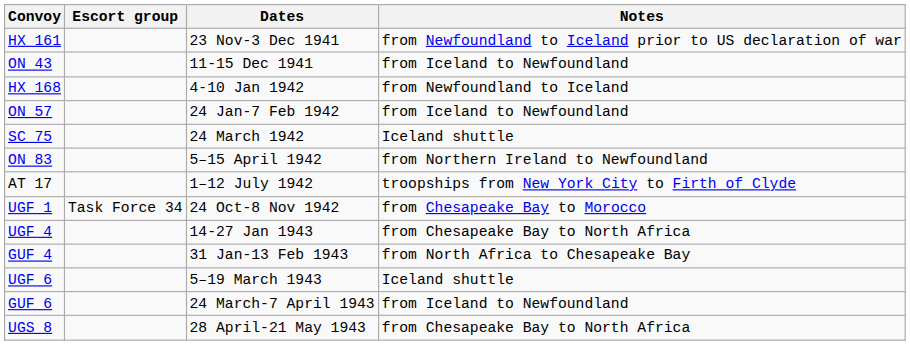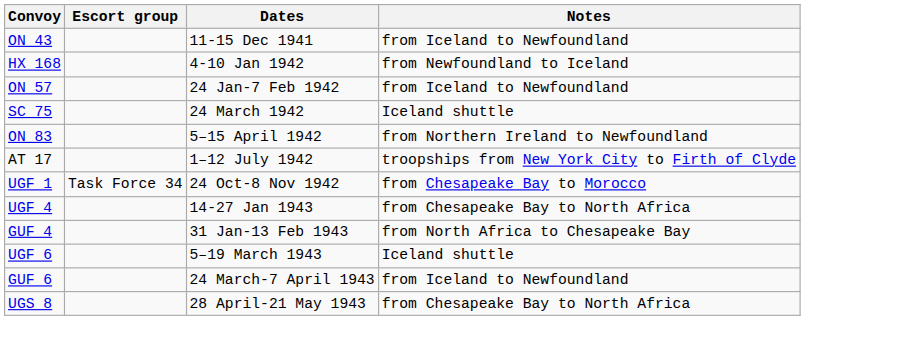- row: (35, 40)
